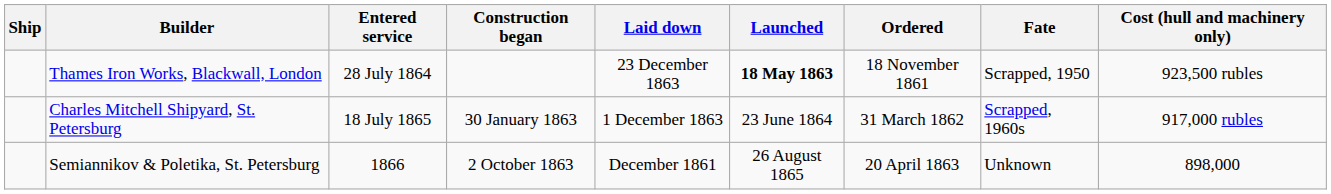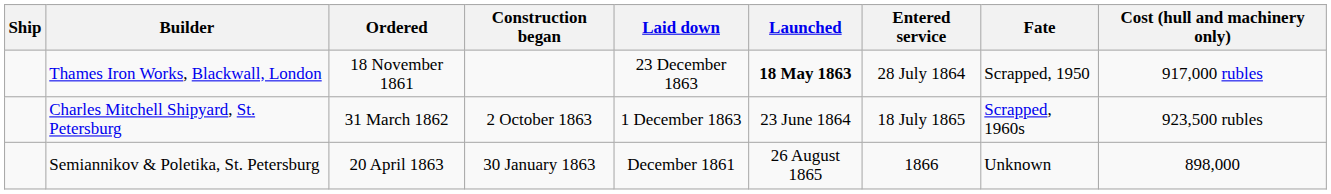columns swapped: (912, 27) <-> (387, 27)
(1213, 73) 923,500 rubles -> (1213, 73) 917,000 rubles
(521, 119) 30 January 1863 -> (539, 119) 2 October 1863
(1213, 119) 917,000 rubles -> (1213, 119) 923,500 rubles
(521, 165) 2 October 1863 -> (539, 165) 30 January 1863
